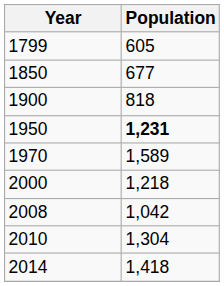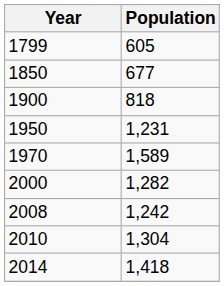(147, 128) bold -> (147, 128) normal
(147, 184) 1,218 -> (147, 184) 1,282
(147, 211) 1,042 -> (147, 211) 1,242
